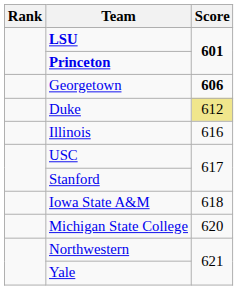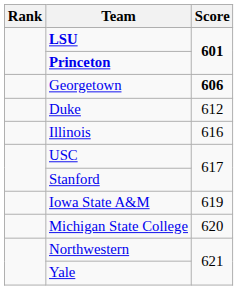(212, 109) khaki background -> (212, 109) no background
(212, 202) 618 -> (212, 202) 619
